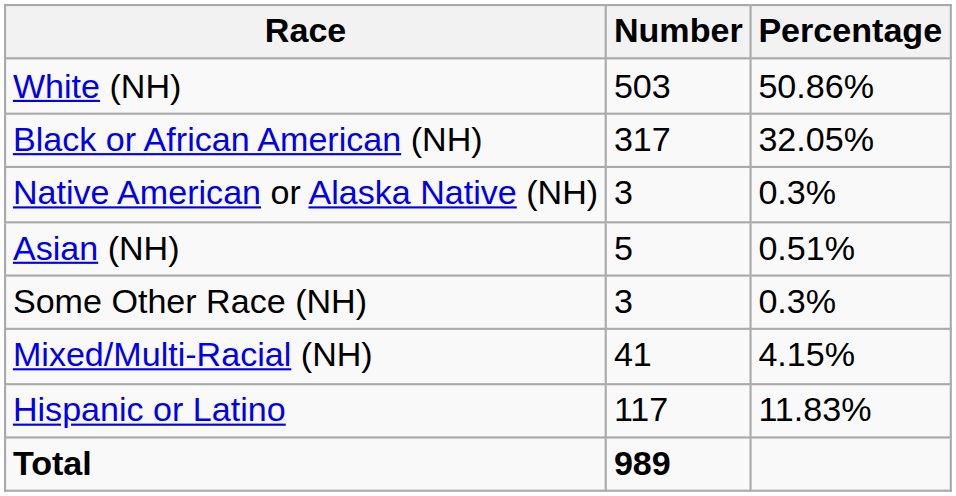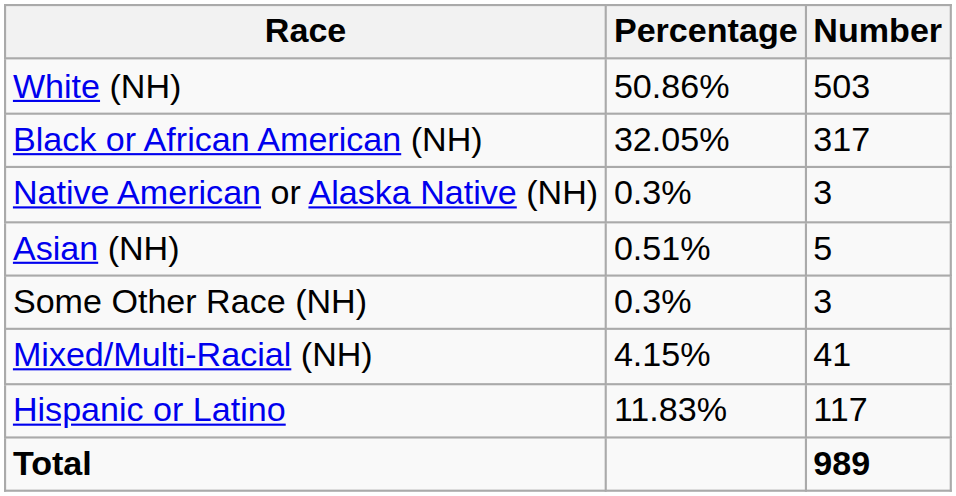columns swapped: (678, 31) <-> (850, 31)
